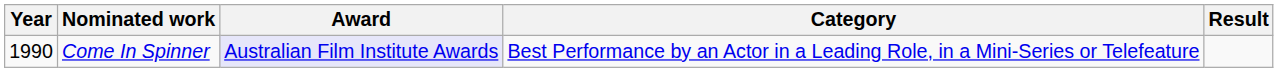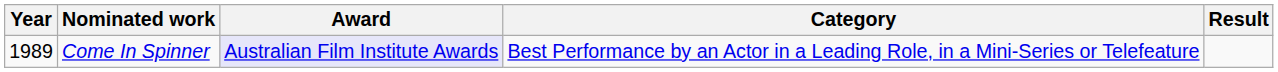(31, 51) 1990 -> (31, 51) 1989
